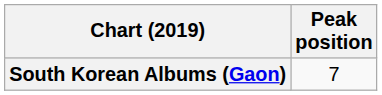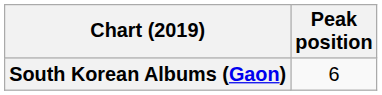(334, 74) 7 -> (334, 74) 6
